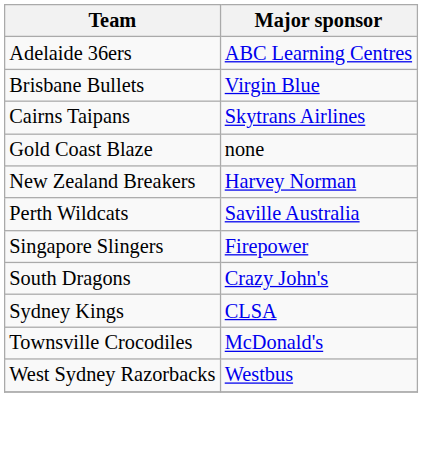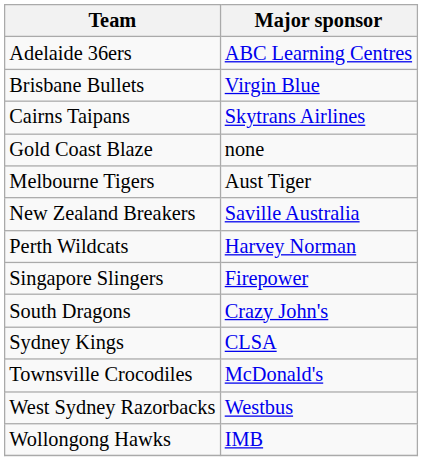+ row: (82, 181)
(290, 181) Harvey Norman -> (292, 213) Saville Australia
(292, 213) Saville Australia -> (290, 246) Harvey Norman
+ row: (90, 439)
